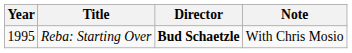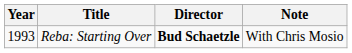(21, 36) 1995 -> (21, 36) 1993
